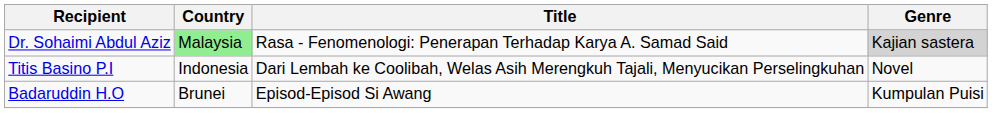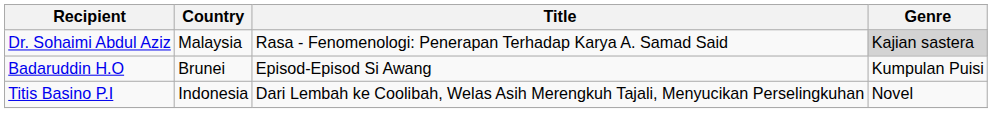(210, 42) lightgreen background -> (210, 42) no background
rows swapped: (61, 68) <-> (66, 94)
